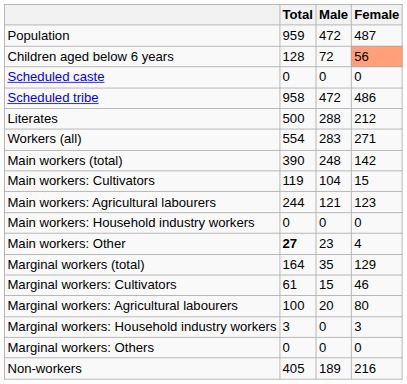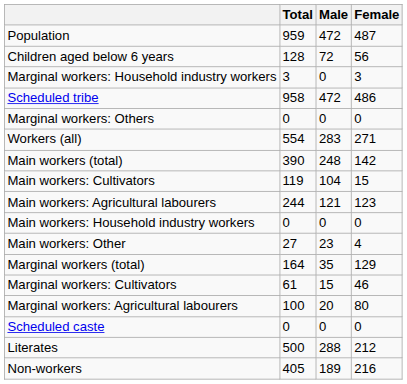(361, 56) lightsalmon background -> (361, 56) no background
rows swapped: (56, 77) <-> (142, 327)
rows swapped: (33, 118) <-> (81, 347)
(290, 243) bold -> (290, 243) normal
